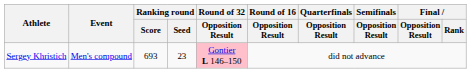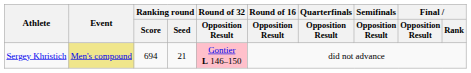(101, 56) no background -> (101, 56) khaki background
(151, 56) 693 -> (151, 56) 694
(182, 56) 23 -> (182, 56) 21
